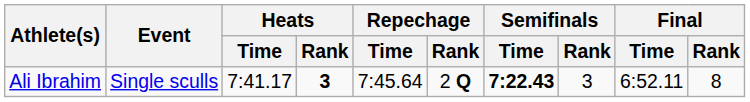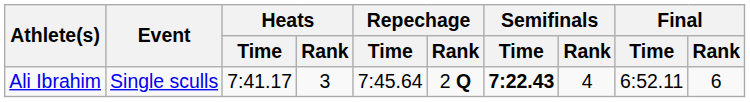(325, 82) bold -> (325, 82) normal
(587, 82) 3 -> (587, 82) 4
(716, 82) 8 -> (716, 82) 6
